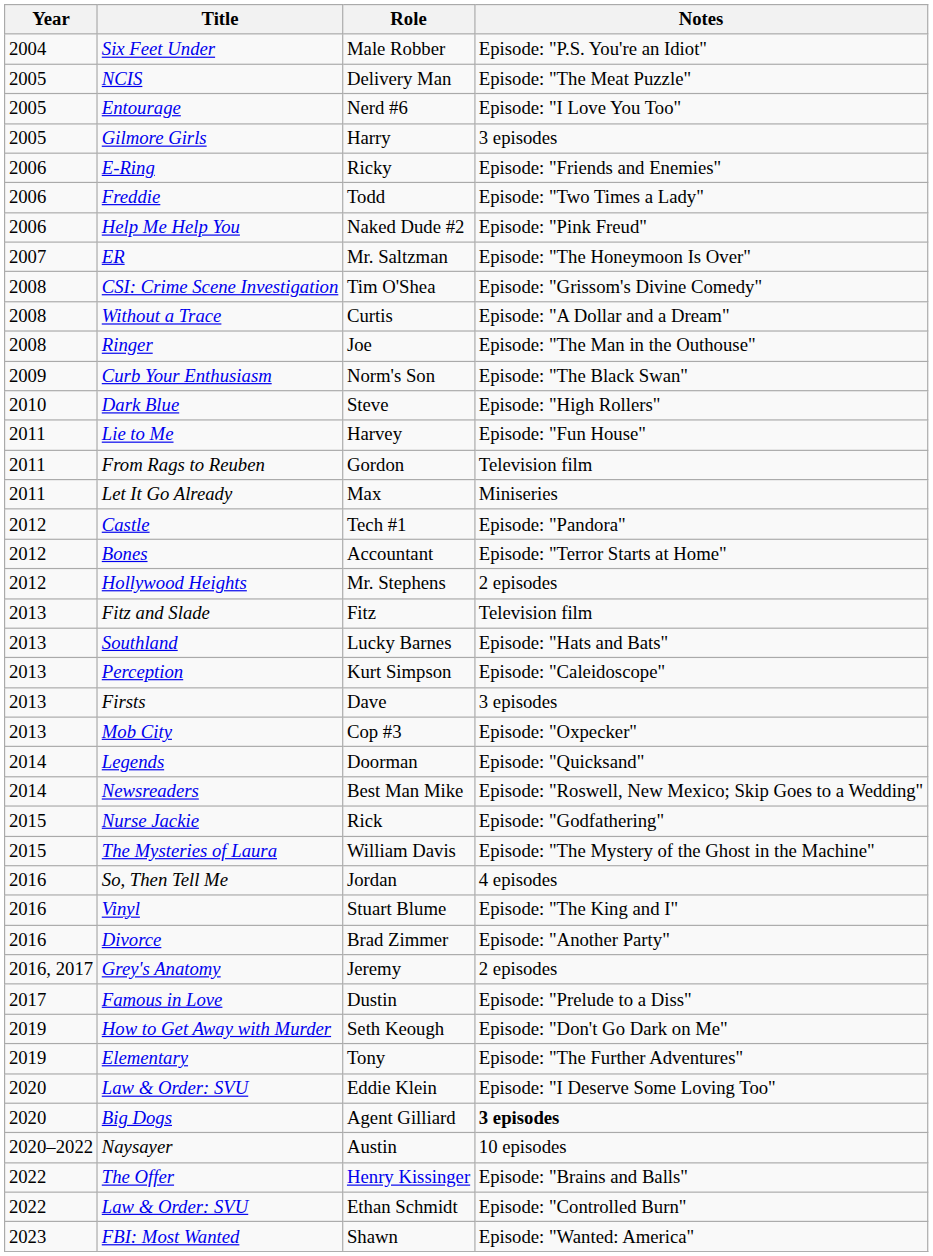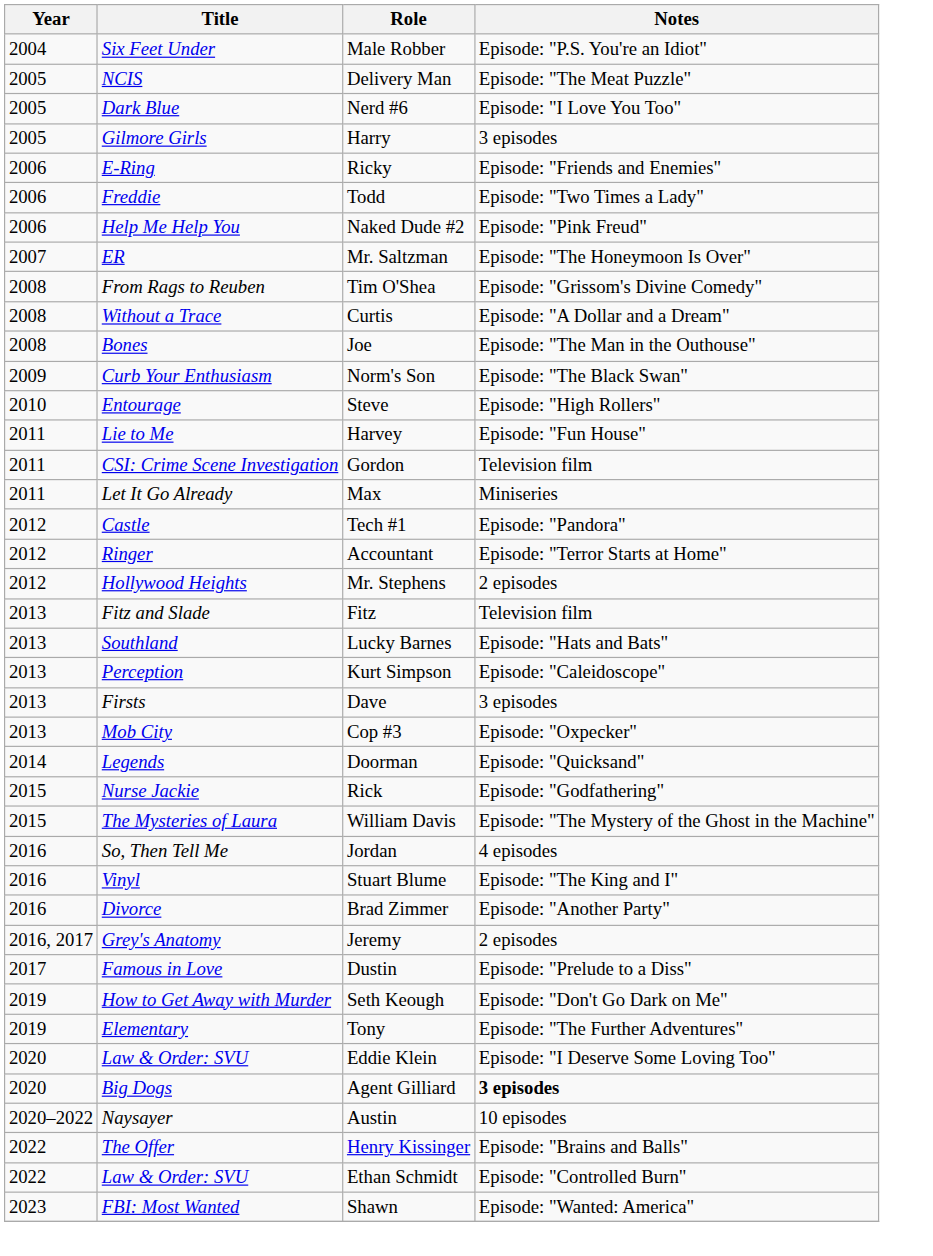(141, 108) Entourage -> (140, 108) Dark Blue
(220, 286) CSI: Crime Scene Investigation -> (183, 286) From Rags to Reuben
(127, 345) Ringer -> (125, 345) Bones
(140, 405) Dark Blue -> (141, 405) Entourage
(183, 464) From Rags to Reuben -> (220, 464) CSI: Crime Scene Investigation
(125, 553) Bones -> (127, 553) Ringer
- row: (405, 791)
